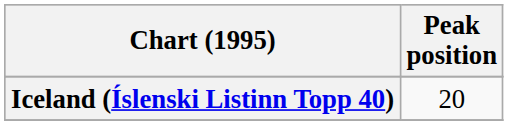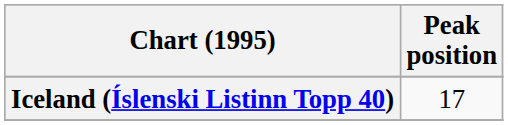(452, 98) 20 -> (452, 98) 17
